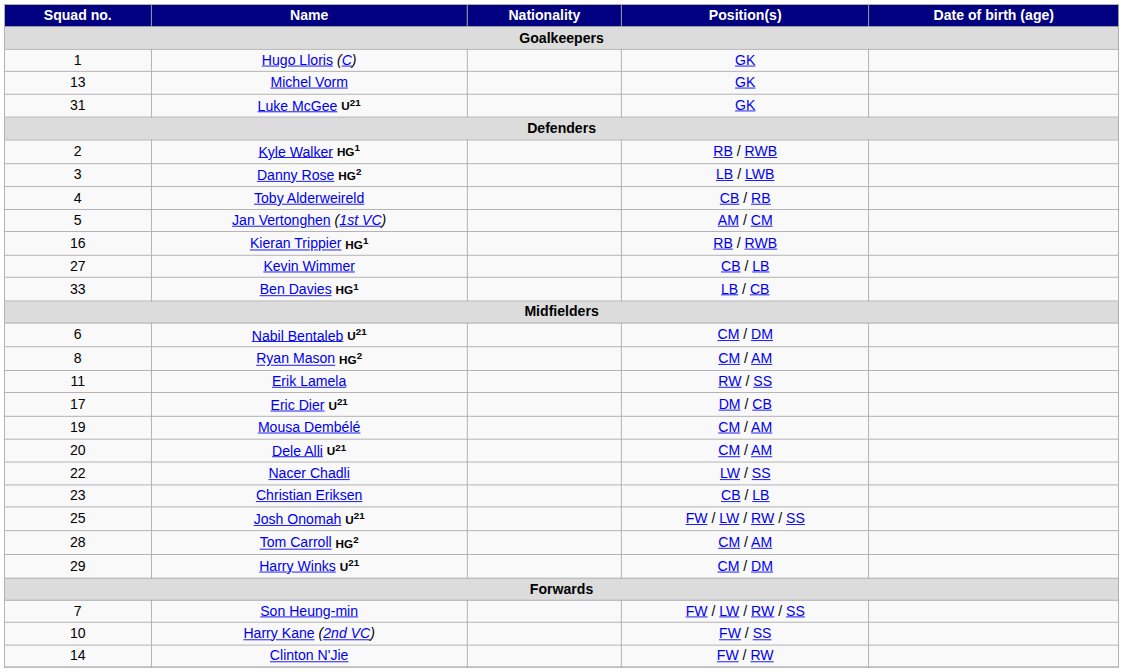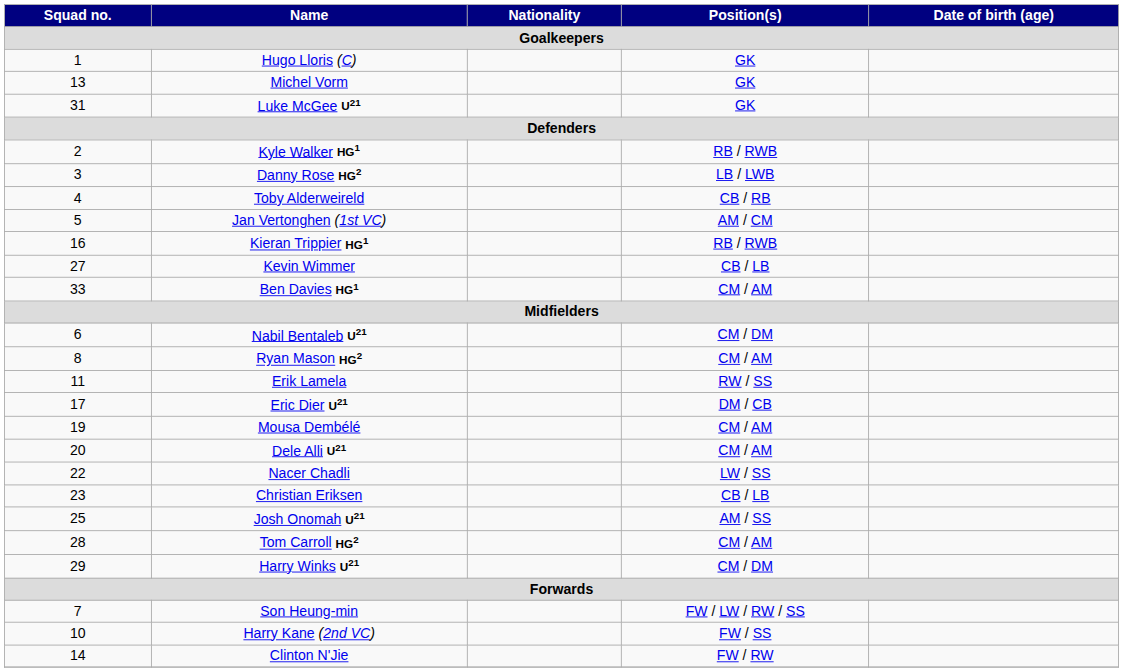(745, 289) LB / CB -> (745, 289) CM / AM
(745, 518) FW / LW / RW / SS -> (745, 518) AM / SS
